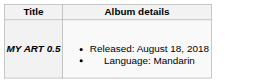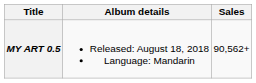+ column: (232, 12)
